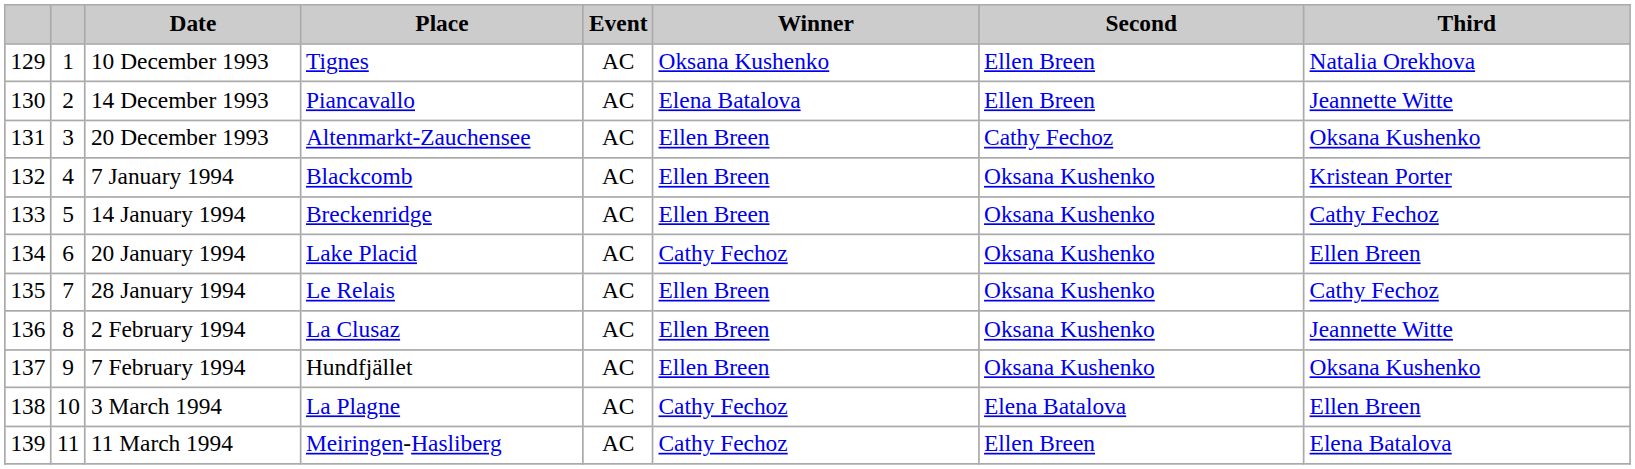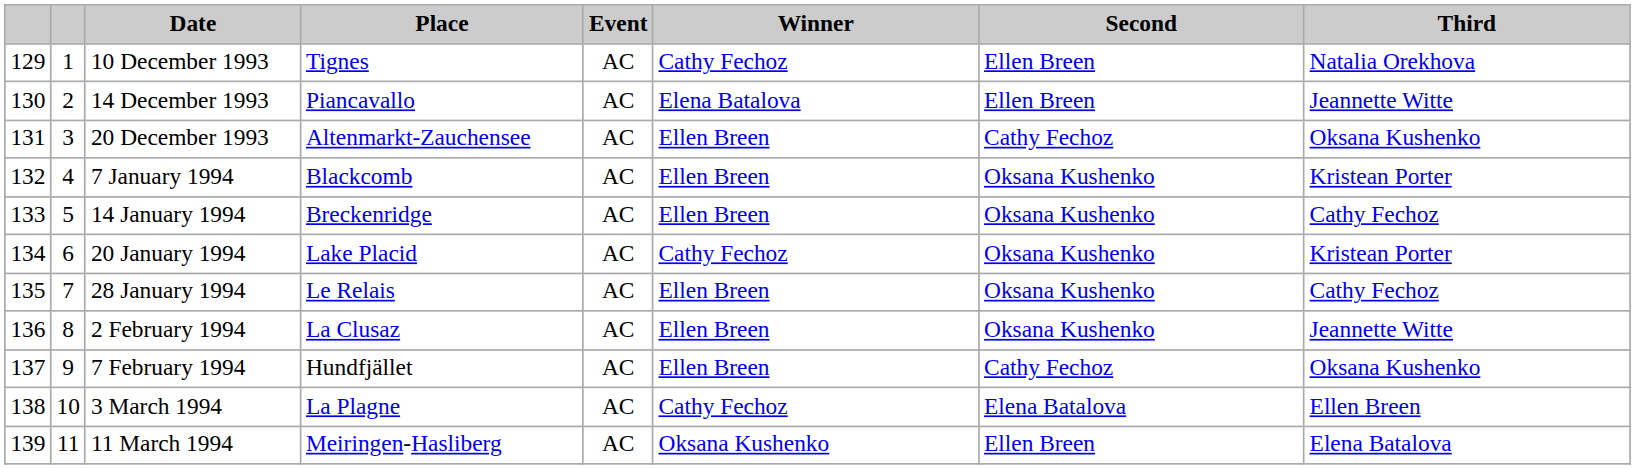(744, 61) Oksana Kushenko -> (723, 61) Cathy Fechoz
(1365, 252) Ellen Breen -> (1381, 252) Kristean Porter
(1069, 367) Oksana Kushenko -> (1049, 367) Cathy Fechoz
(723, 444) Cathy Fechoz -> (744, 444) Oksana Kushenko
